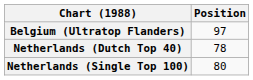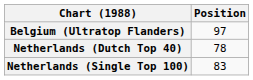(220, 66) 80 -> (220, 66) 83
